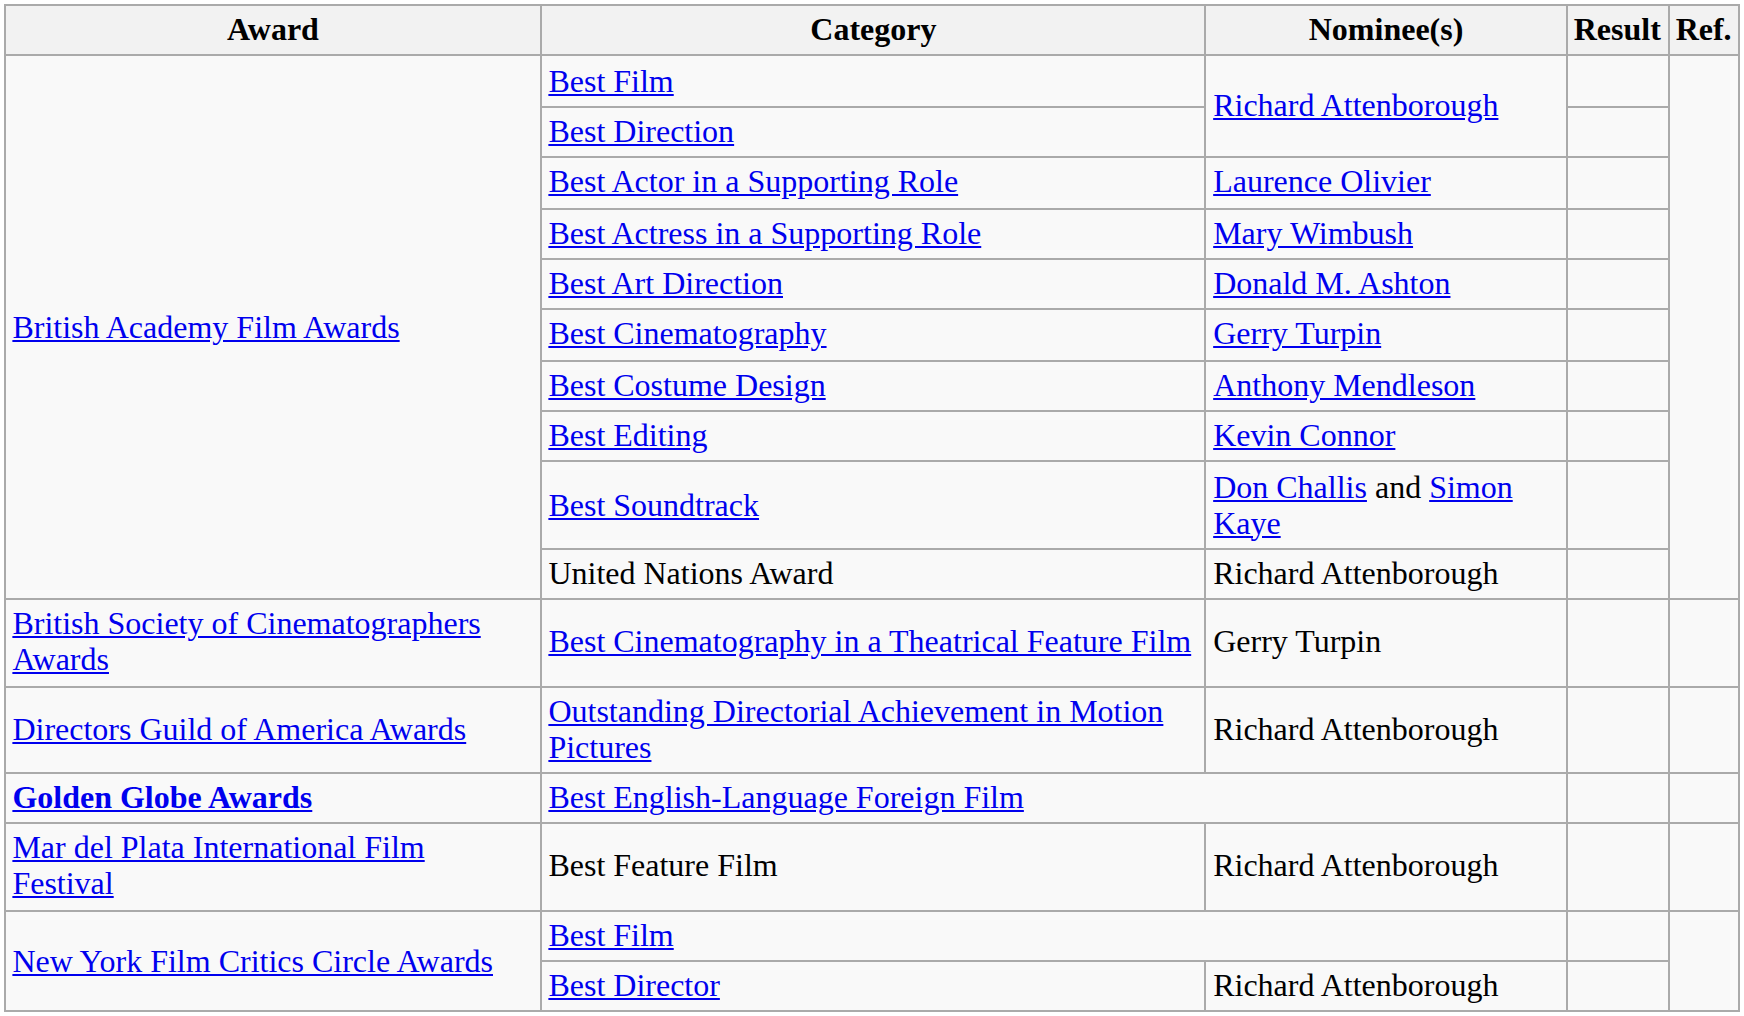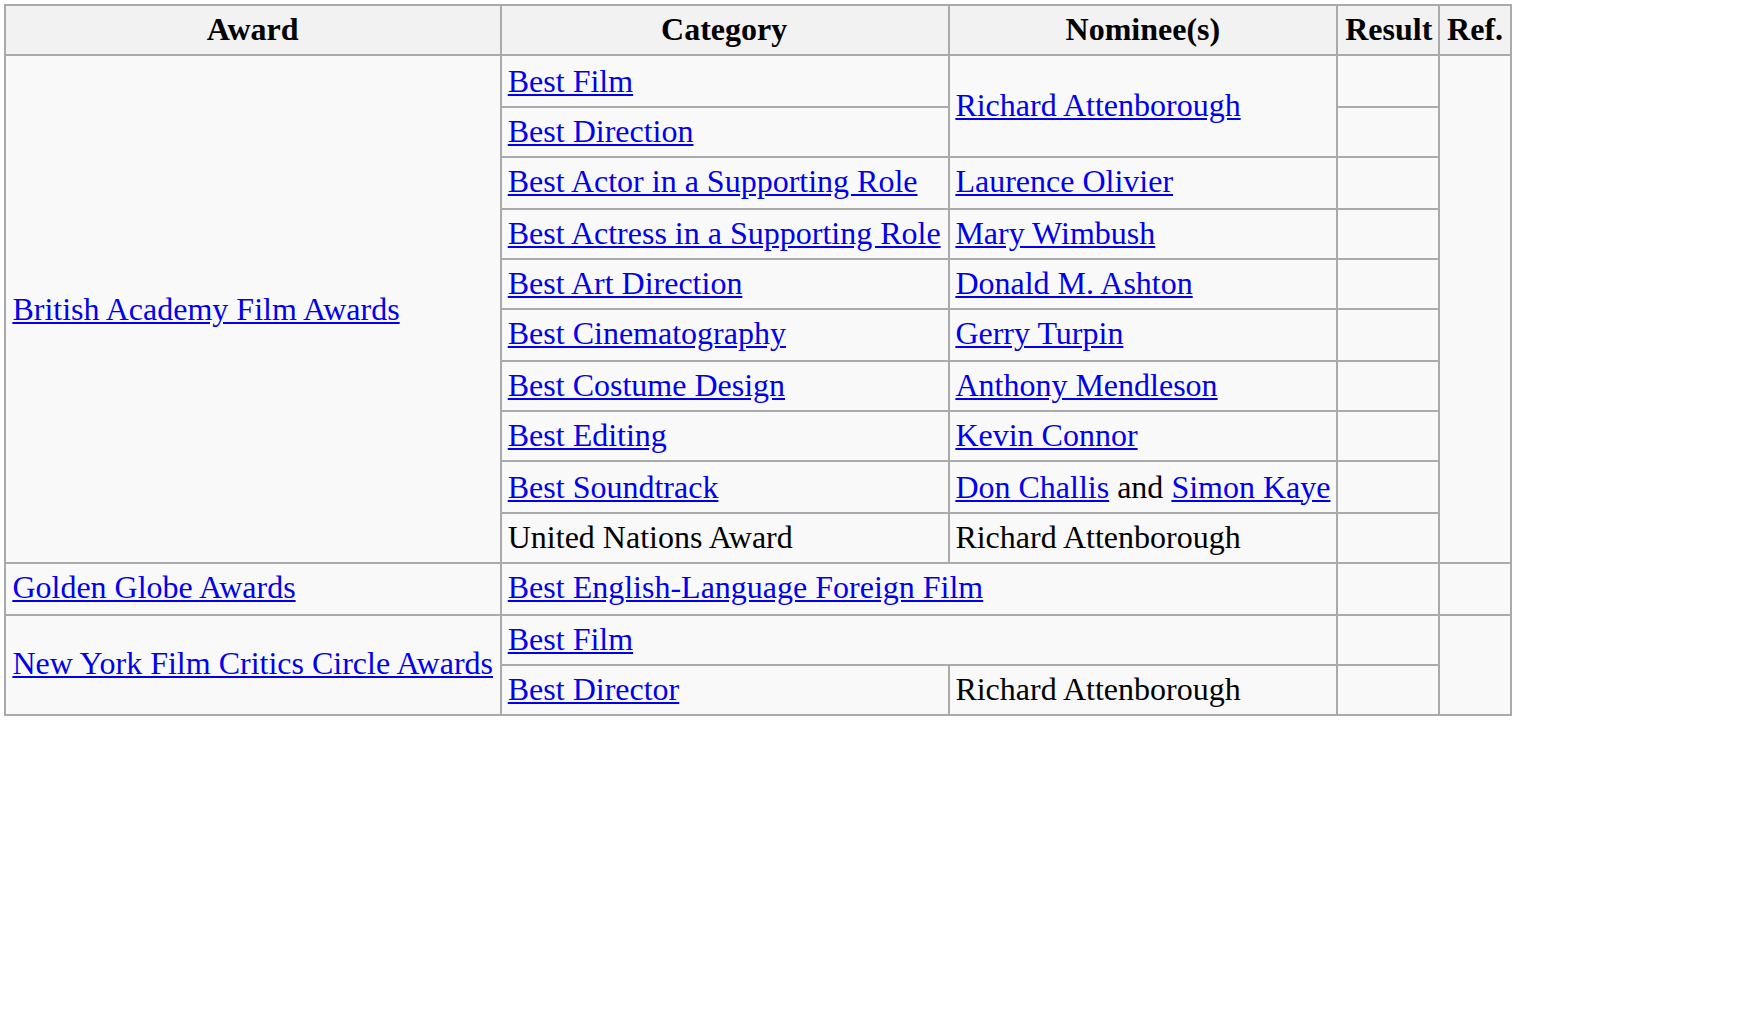- row: (870, 642)
- row: (856, 728)
(162, 797) bold -> (154, 588) normal
- row: (663, 866)
